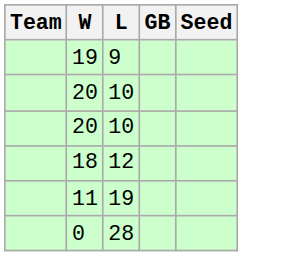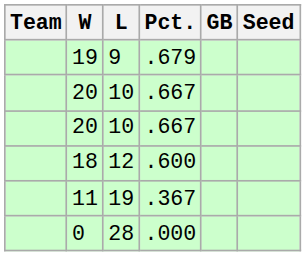+ column: (170, 22)
